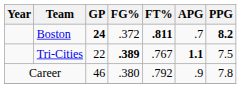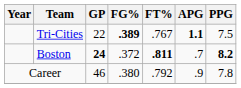rows swapped: (54, 34) <-> (60, 54)
